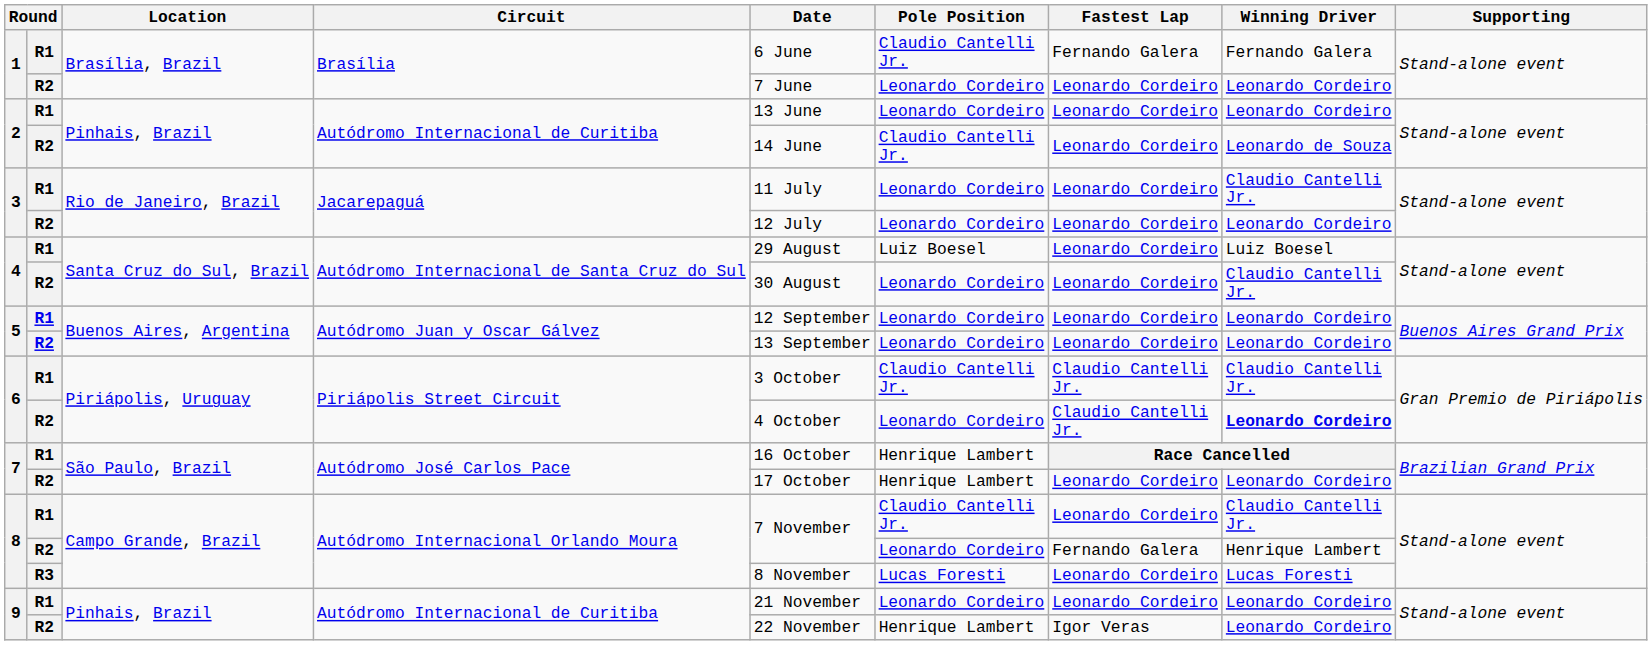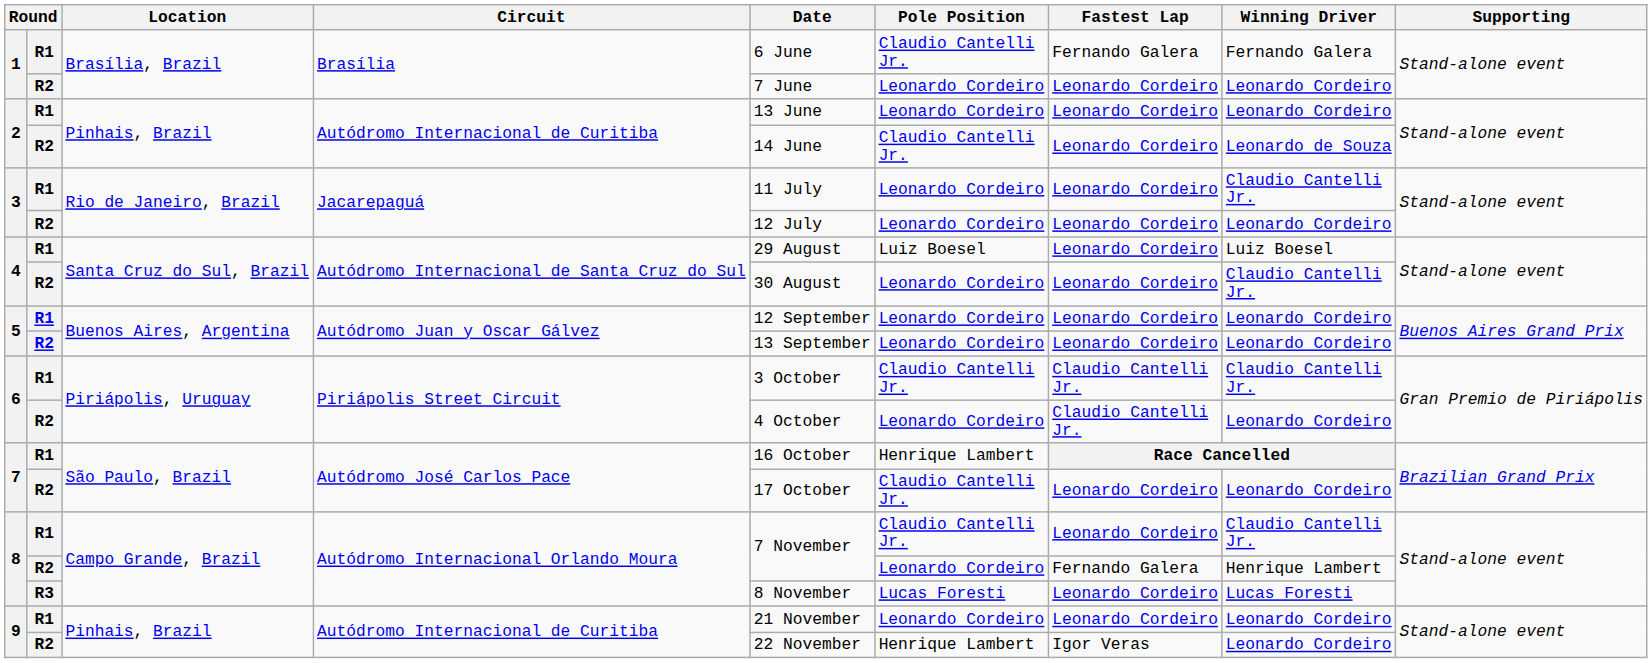(1309, 422) bold -> (1309, 422) normal
(957, 482) Henrique Lambert -> (957, 490) Claudio Cantelli Jr.
